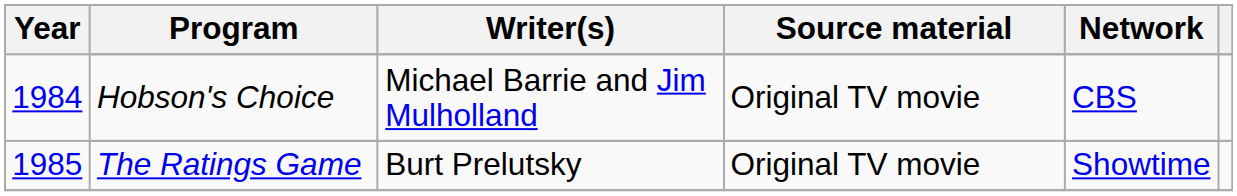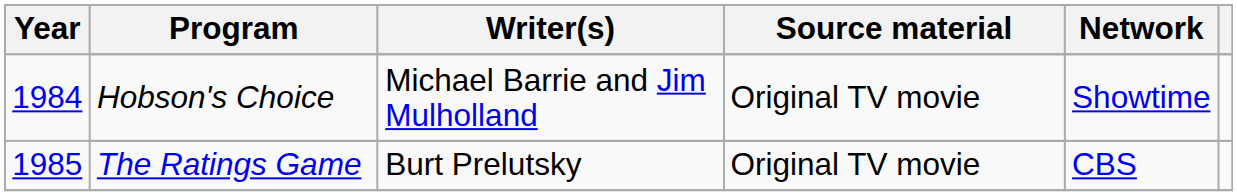(1104, 97) CBS -> (1141, 97) Showtime
(1141, 164) Showtime -> (1104, 164) CBS
